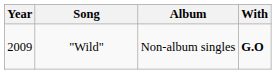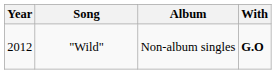(20, 46) 2009 -> (20, 46) 2012
